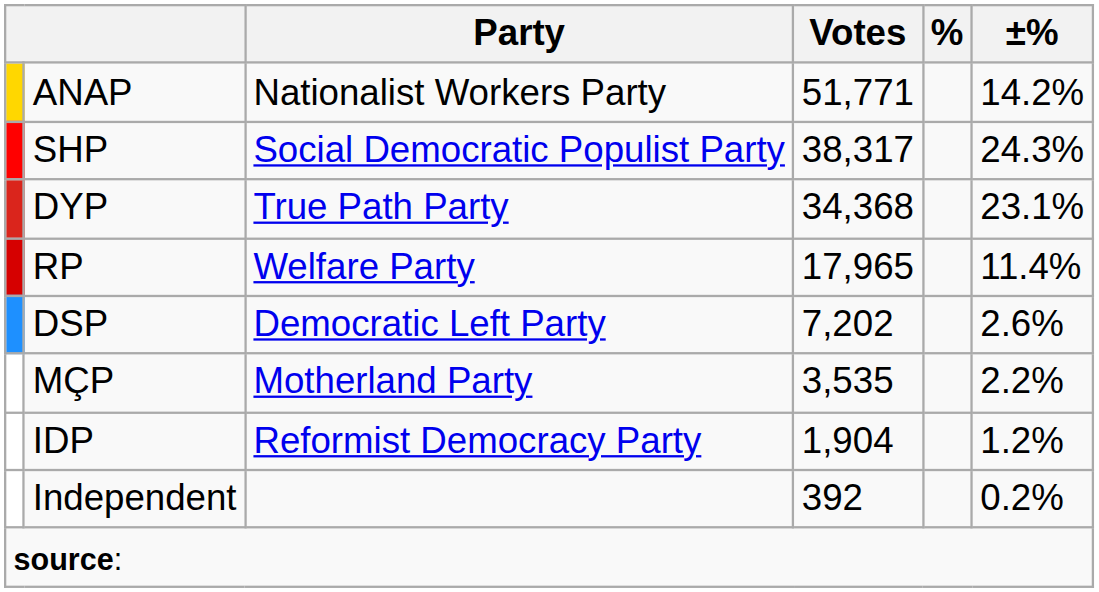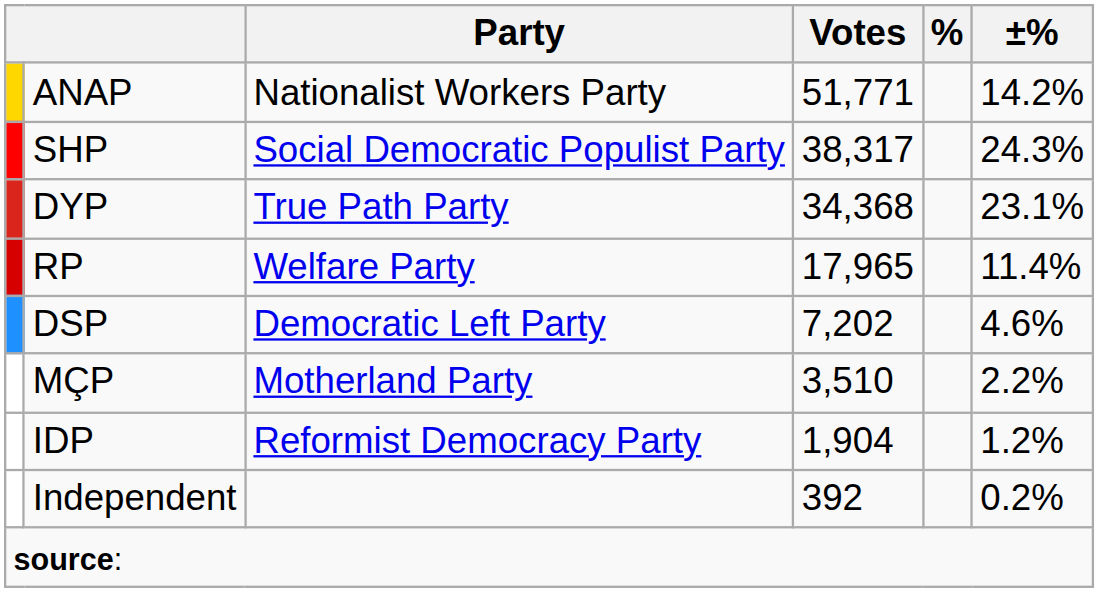(1022, 324) 2.6% -> (1022, 324) 4.6%
(848, 382) 3,535 -> (848, 382) 3,510
